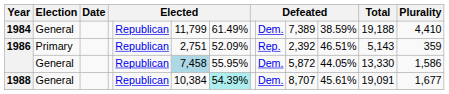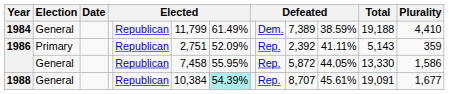(338, 47) 46.51% -> (339, 47) 41.11%
(193, 64) lightblue background -> (193, 64) no background
(271, 64) Dem. -> (269, 64) Rep.
(271, 81) Dem. -> (269, 81) Rep.
